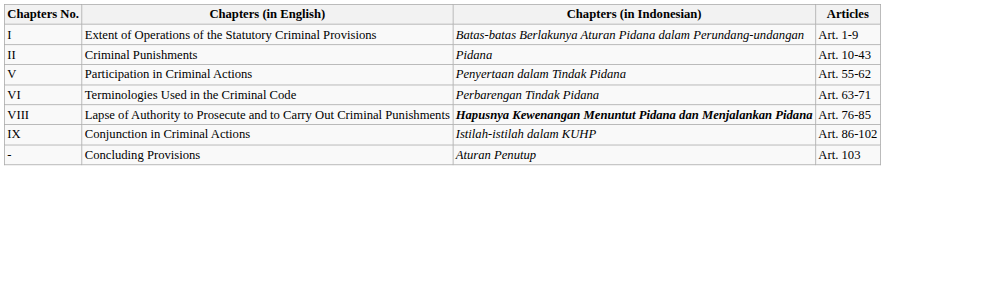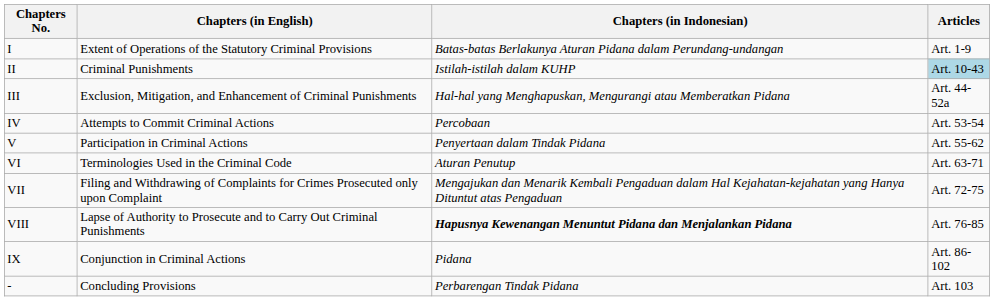(474, 54) Pidana -> (505, 68) Istilah-istilah dalam KUHP
(845, 54) no background -> (957, 68) lightblue background
+ row: (14, 95)
+ row: (14, 123)
(527, 94) Perbarengan Tindak Pidana -> (475, 163) Aturan Penutup
+ row: (16, 190)
(526, 134) Istilah-istilah dalam KUHP -> (453, 258) Pidana
(496, 154) Aturan Penutup -> (507, 286) Perbarengan Tindak Pidana
